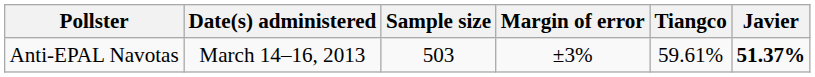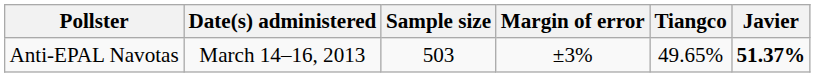(691, 54) 59.61% -> (691, 54) 49.65%
